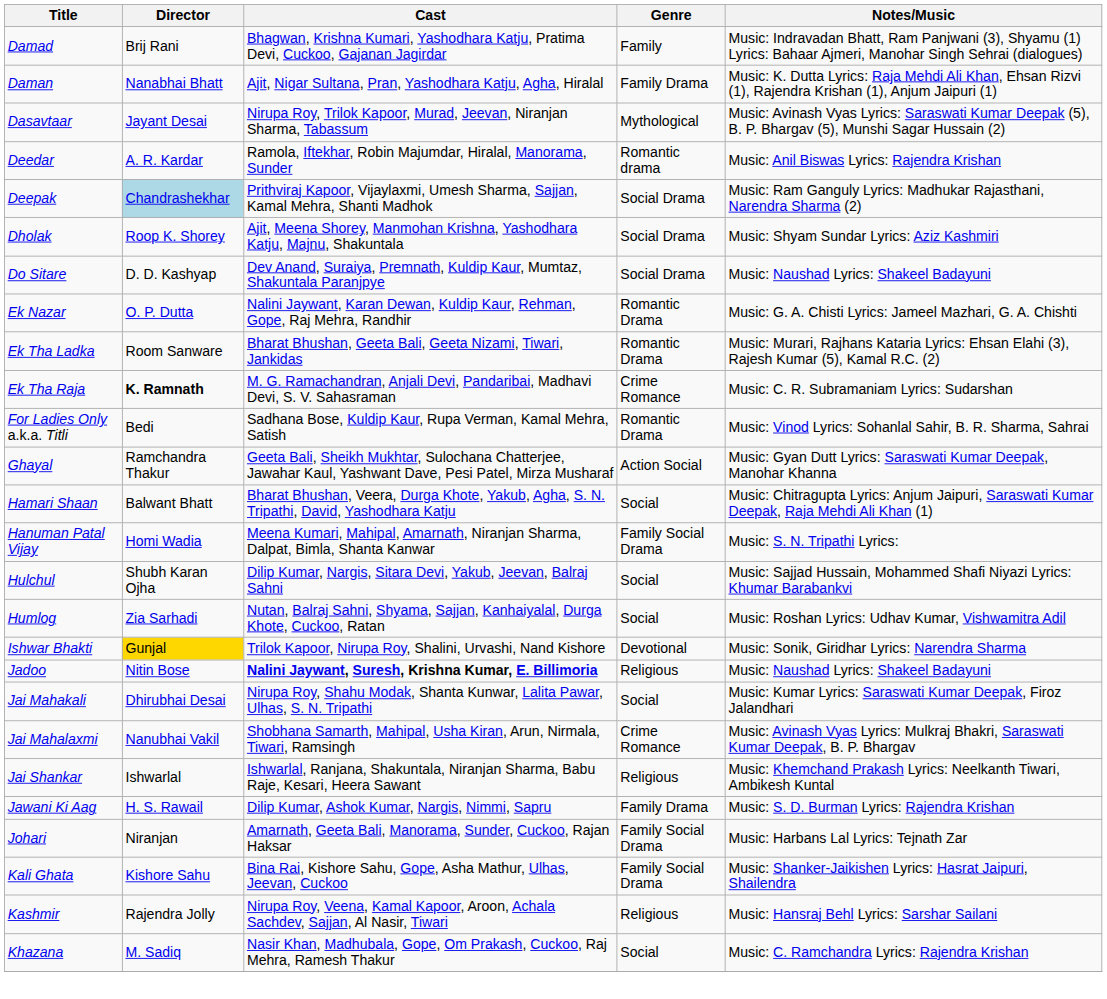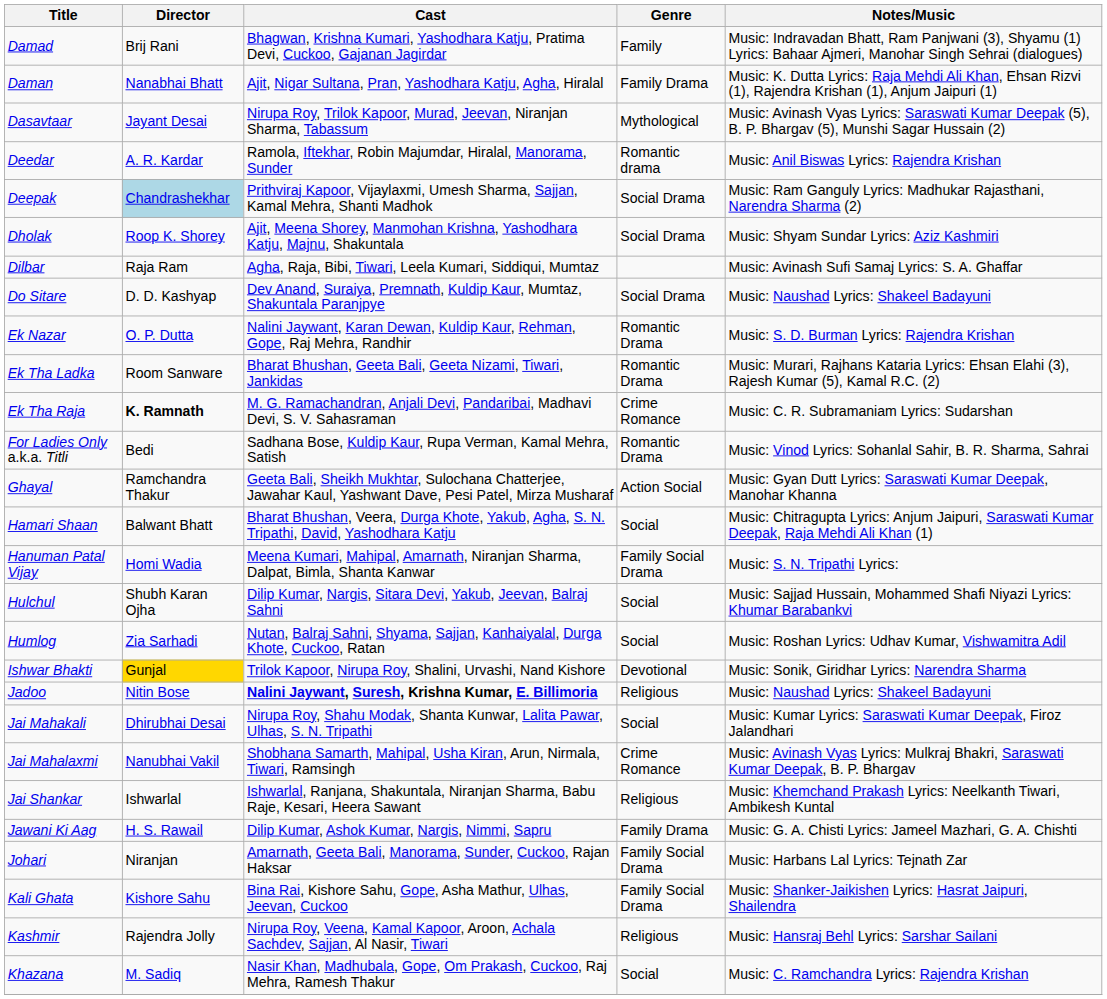+ row: (26, 267)
(903, 313) Music: G. A. Chisti Lyrics: Jameel Mazhari, G. A. Chishti -> (871, 335) Music: S. D. Burman Lyrics: Rajendra Krishan
(871, 807) Music: S. D. Burman Lyrics: Rajendra Krishan -> (903, 830) Music: G. A. Chisti Lyrics: Jameel Mazhari, G. A. Chishti
